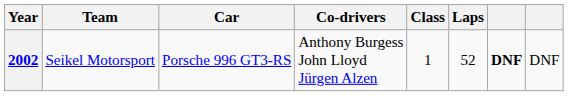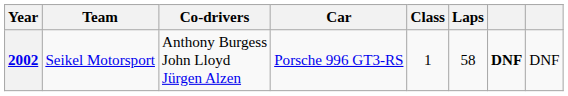columns swapped: (351, 17) <-> (227, 17)
(468, 60) 52 -> (468, 60) 58
